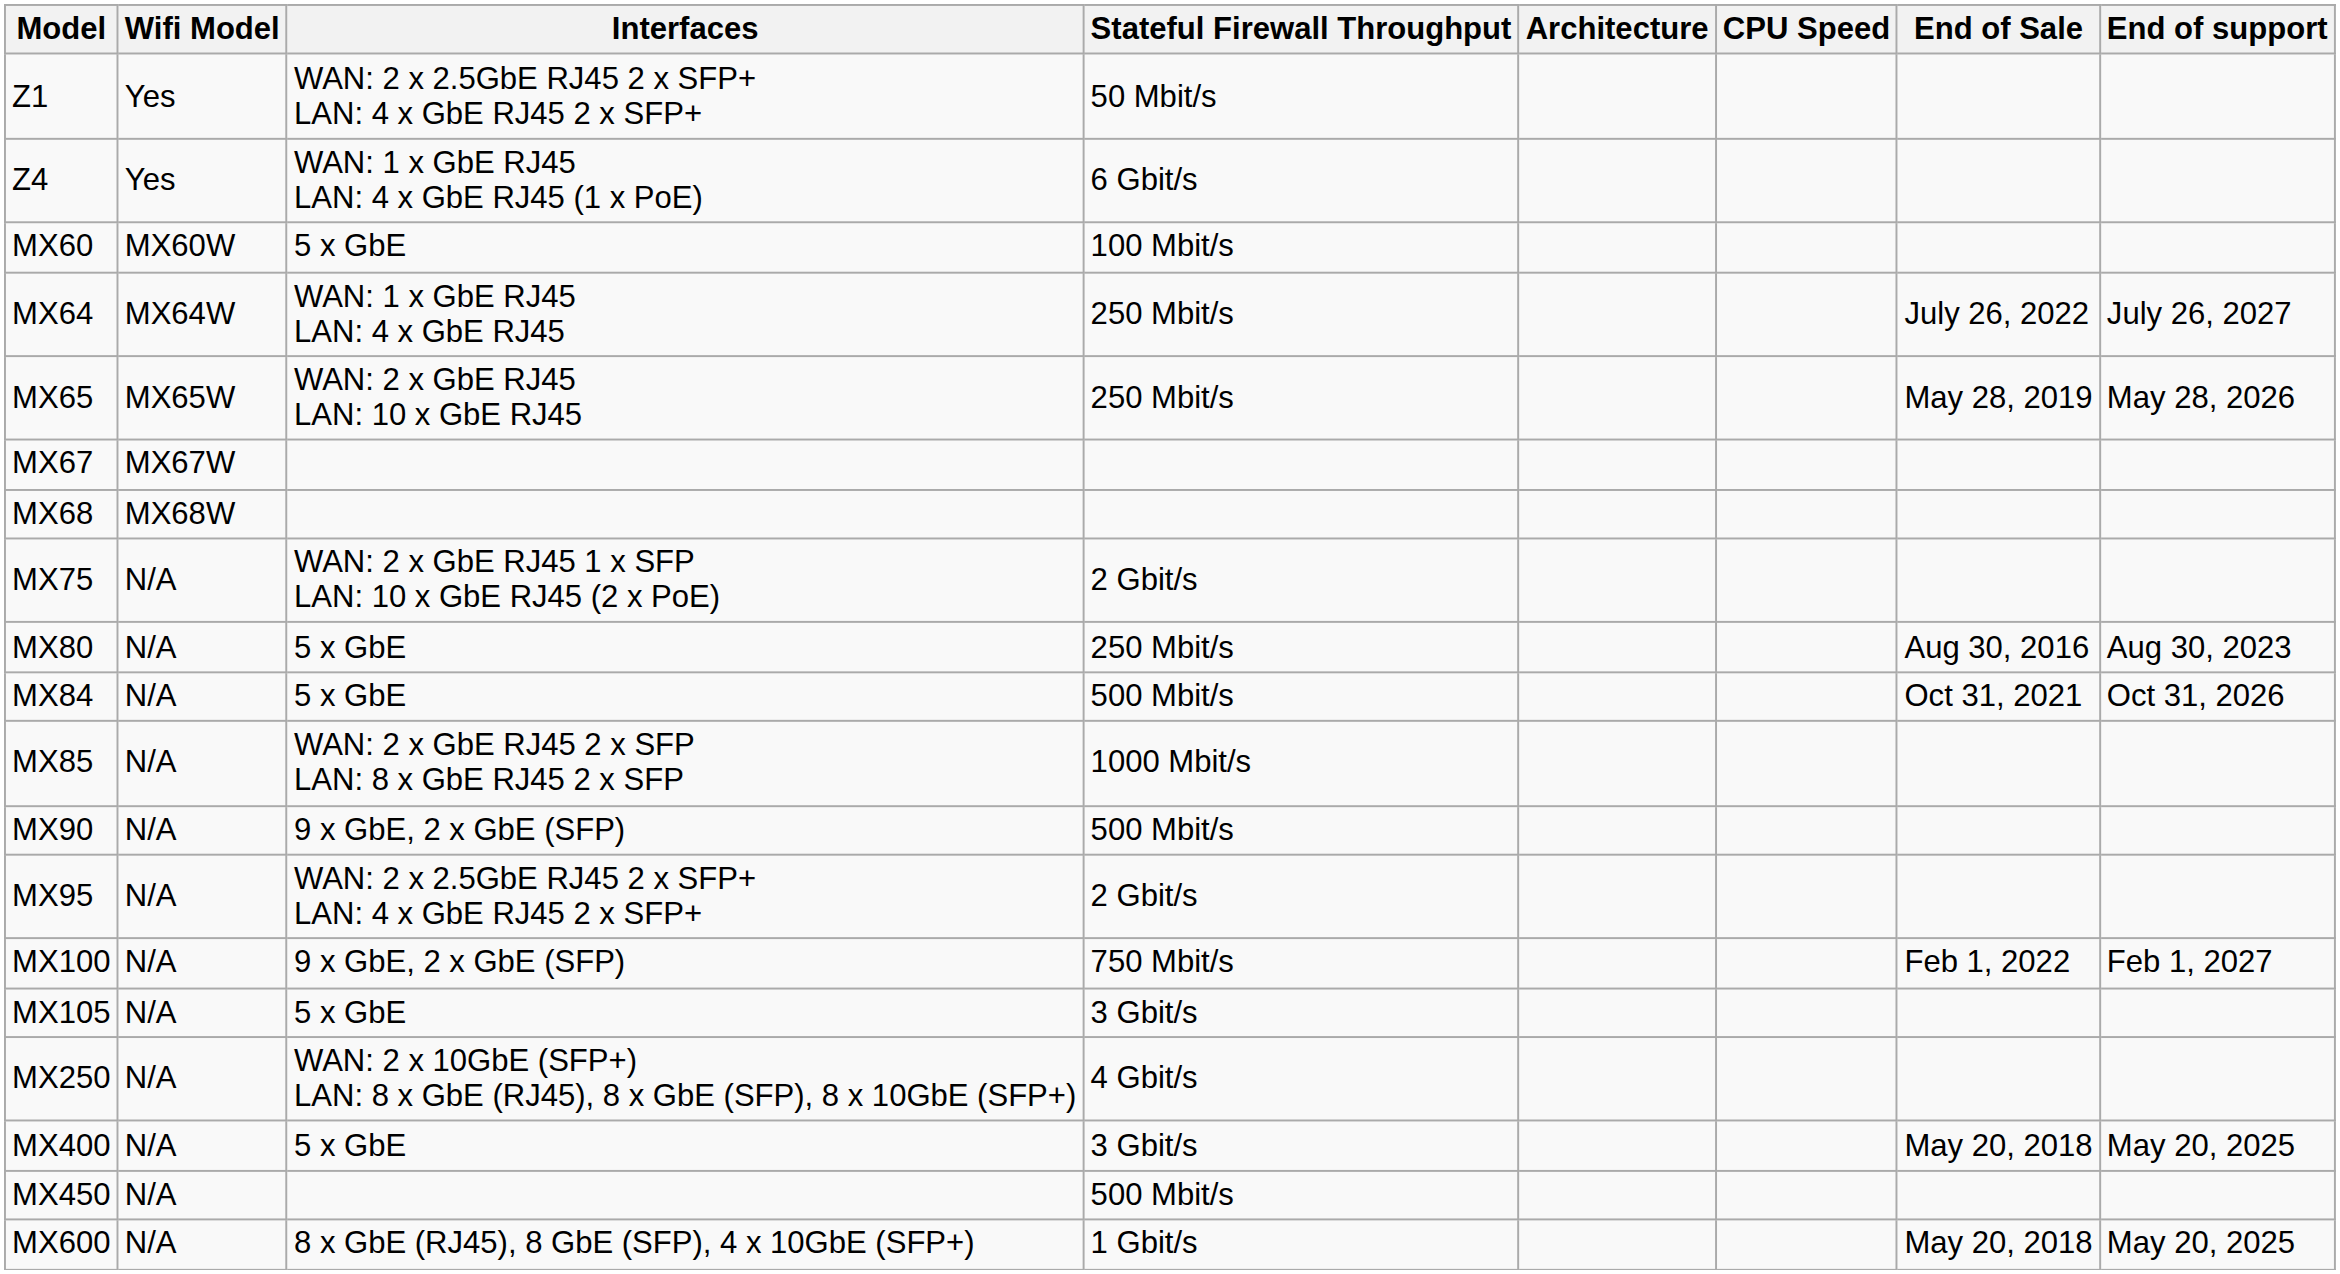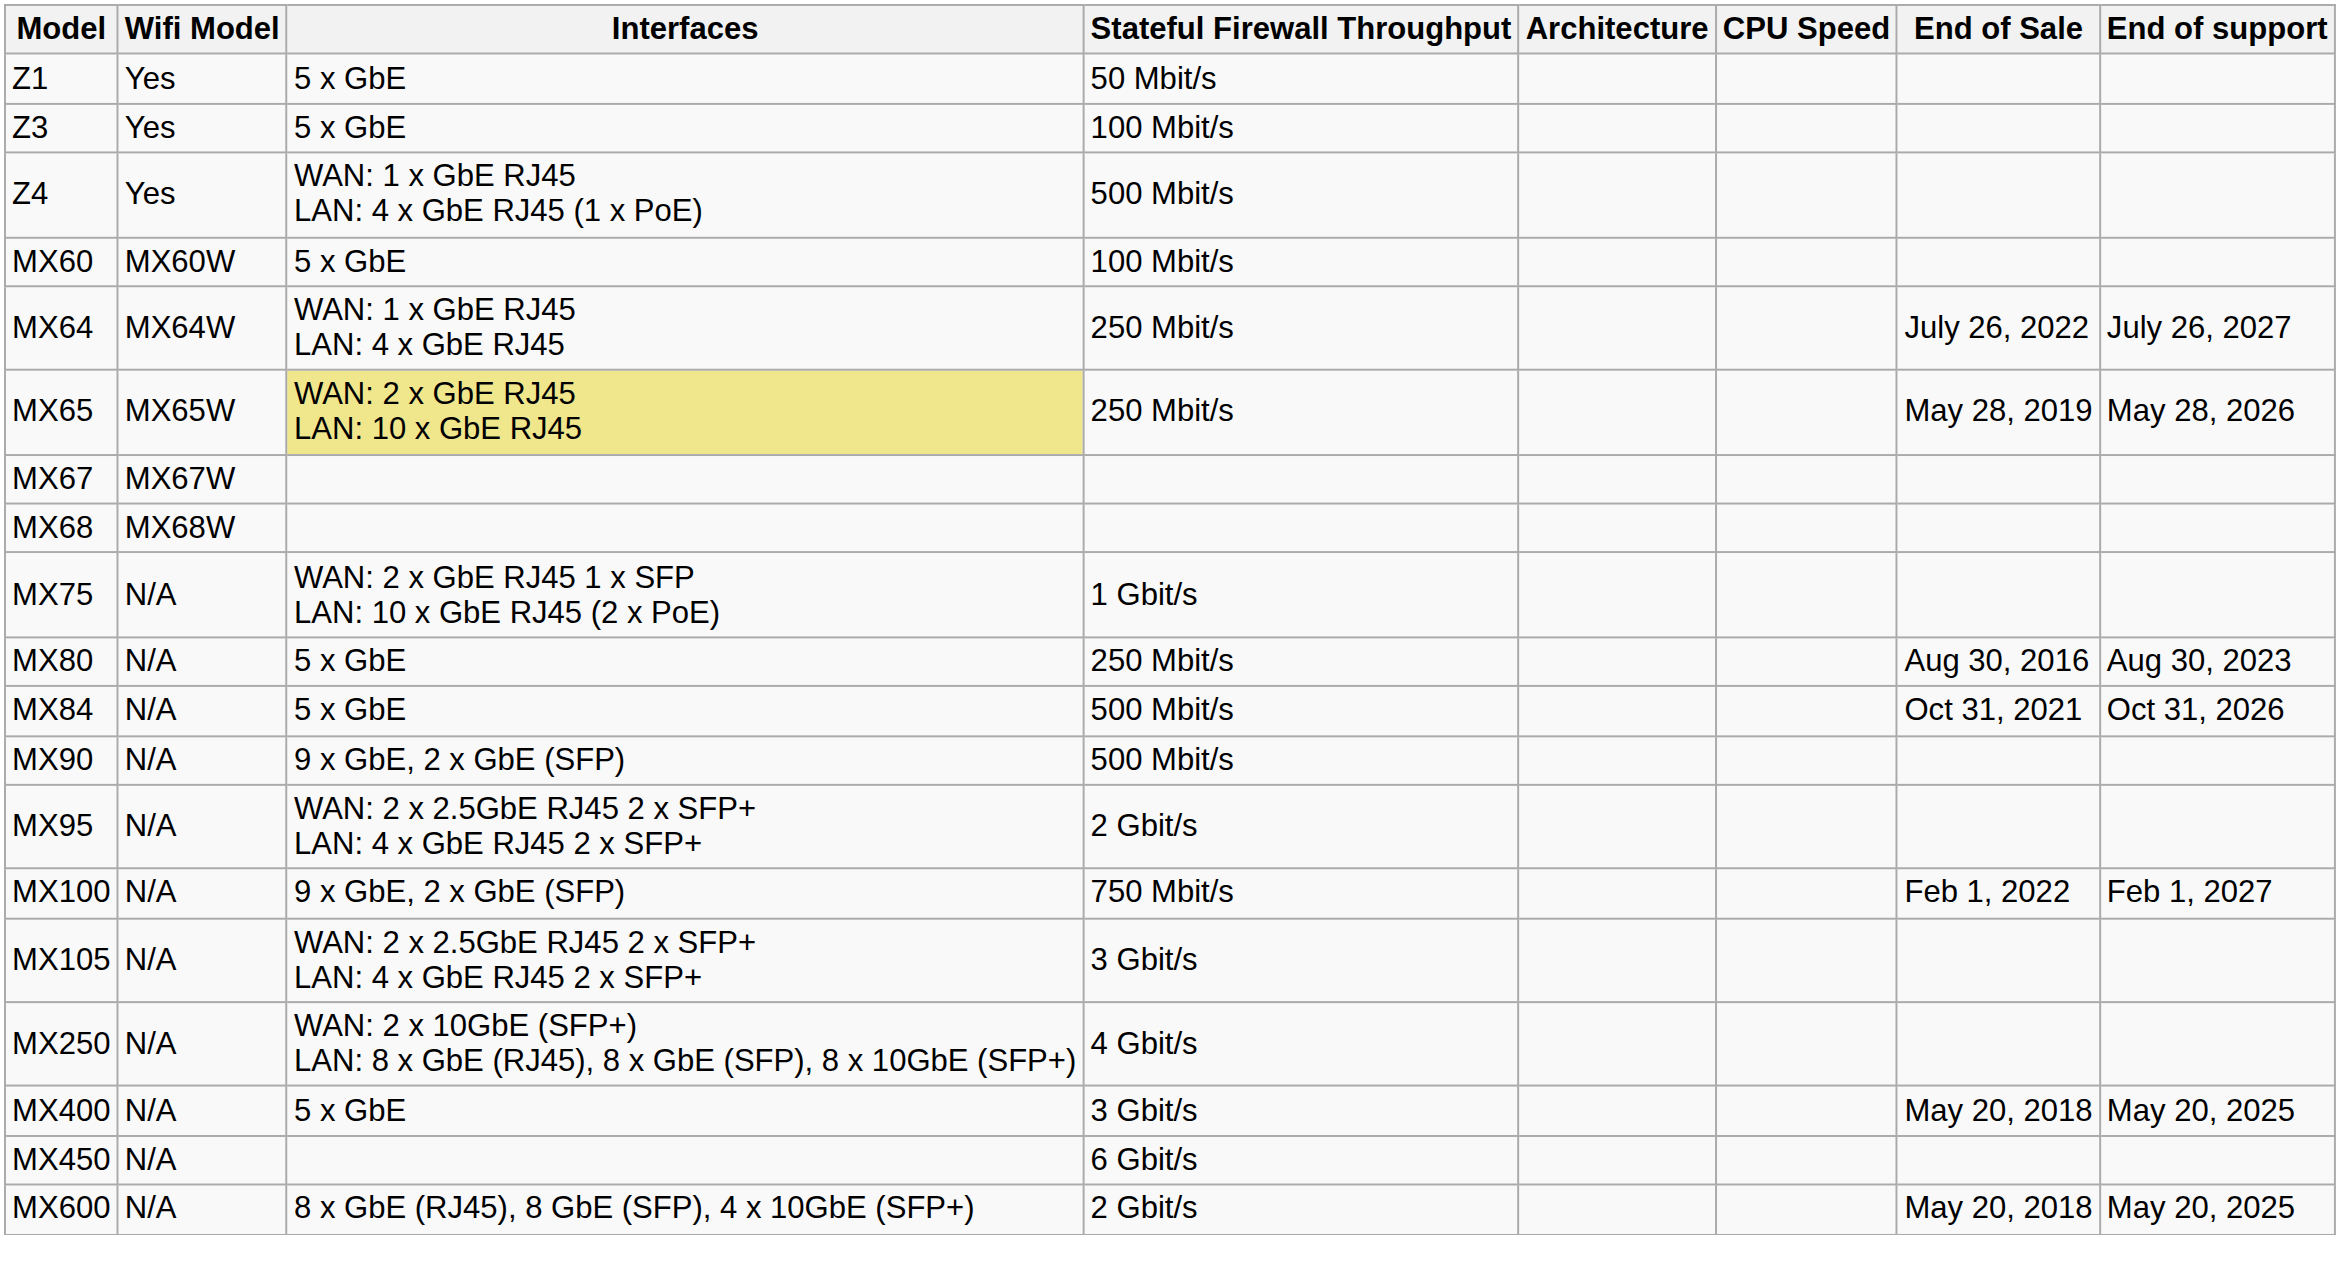(525, 95) WAN: 2 x 2.5GbE RJ45 2 x SFP+ LAN: 4 x GbE RJ45 2 x SFP+ -> (350, 78) 5 x GbE
+ row: (30, 127)
(1144, 179) 6 Gbit/s -> (1162, 194) 500 Mbit/s
(438, 397) no background -> (438, 411) khaki background
(1144, 580) 2 Gbit/s -> (1144, 594) 1 Gbit/s
- row: (53, 762)
(350, 1011) 5 x GbE -> (525, 959) WAN: 2 x 2.5GbE RJ45 2 x SFP+ LAN: 4 x GbE RJ45 2 x SFP+
(1162, 1194) 500 Mbit/s -> (1144, 1159) 6 Gbit/s
(1144, 1243) 1 Gbit/s -> (1144, 1208) 2 Gbit/s
